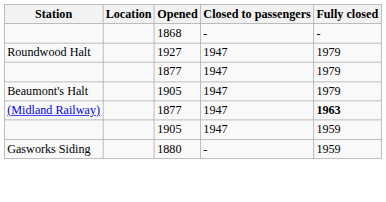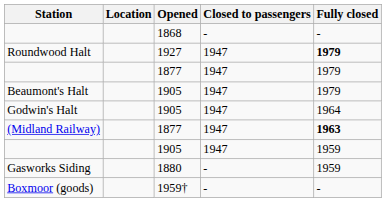(329, 52) normal -> (329, 52) bold
+ row: (42, 110)
+ row: (50, 187)
